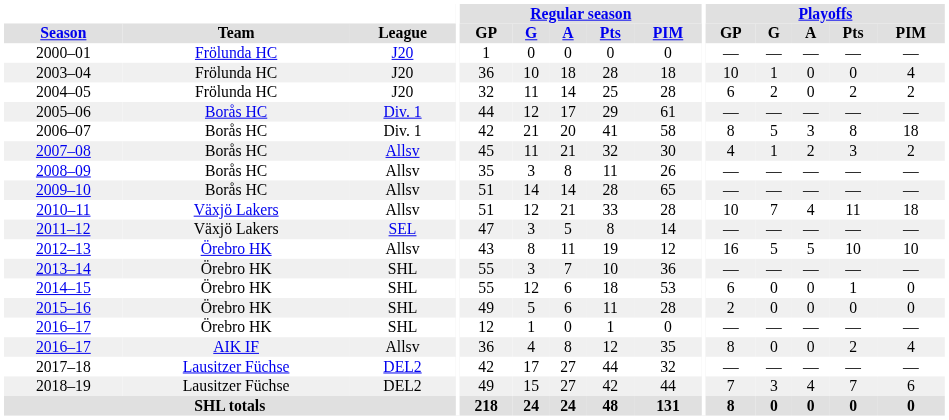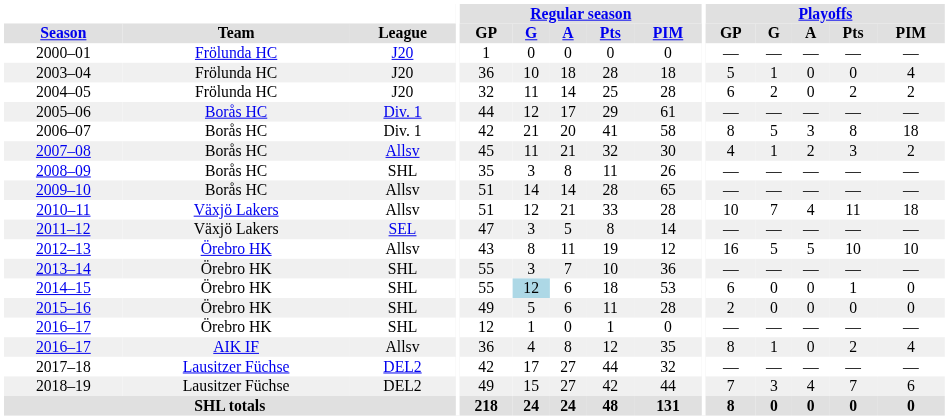(731, 72) 10 -> (731, 72) 5
(403, 170) Allsv -> (403, 170) SHL
(531, 288) no background -> (531, 288) lightblue background
(774, 347) 0 -> (774, 347) 1
